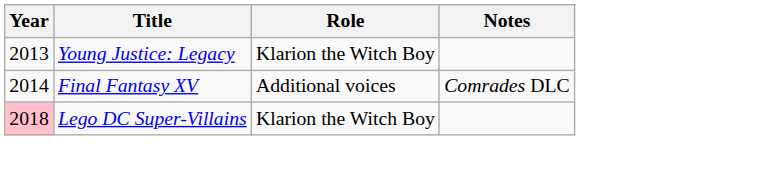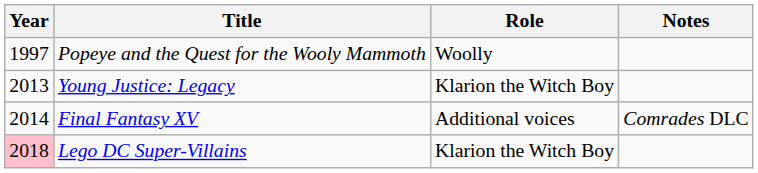+ row: (242, 53)
